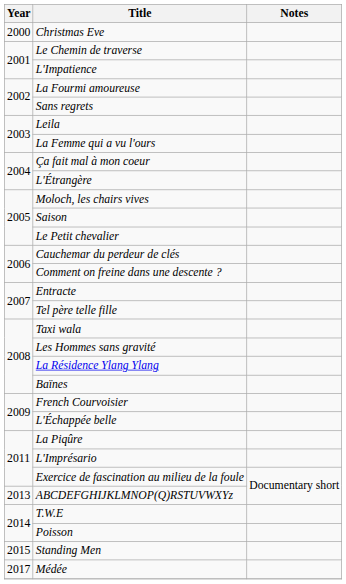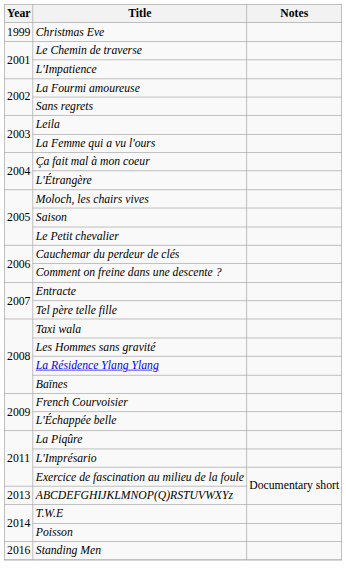(19, 32) 2000 -> (19, 32) 1999
(19, 550) 2015 -> (19, 550) 2016
- row: (51, 569)
